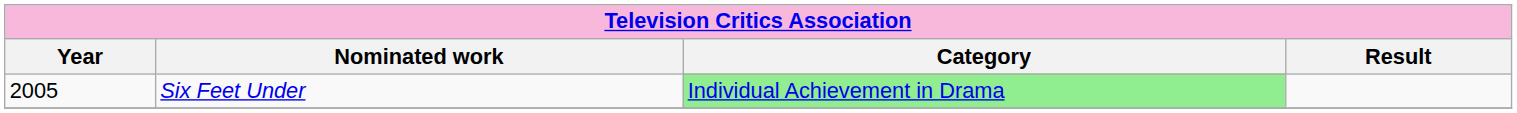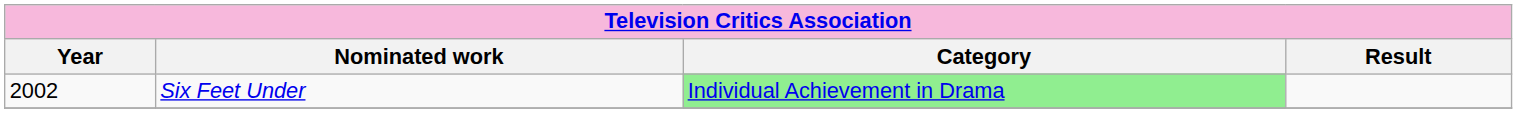(34, 90) 2005 -> (34, 90) 2002
